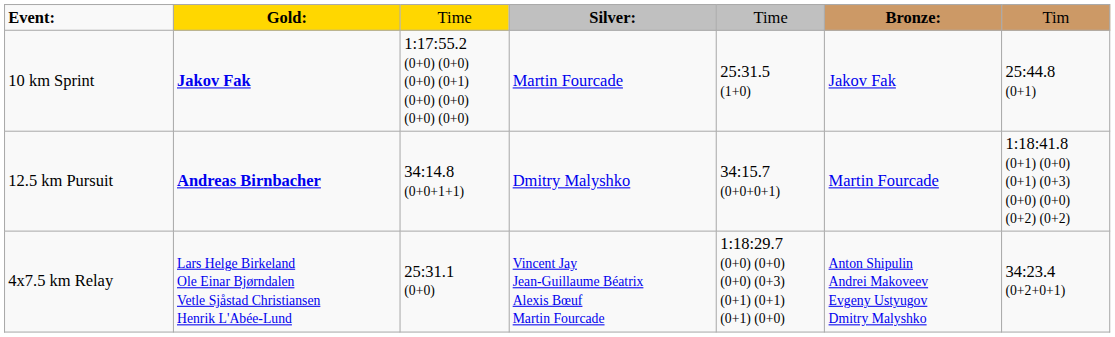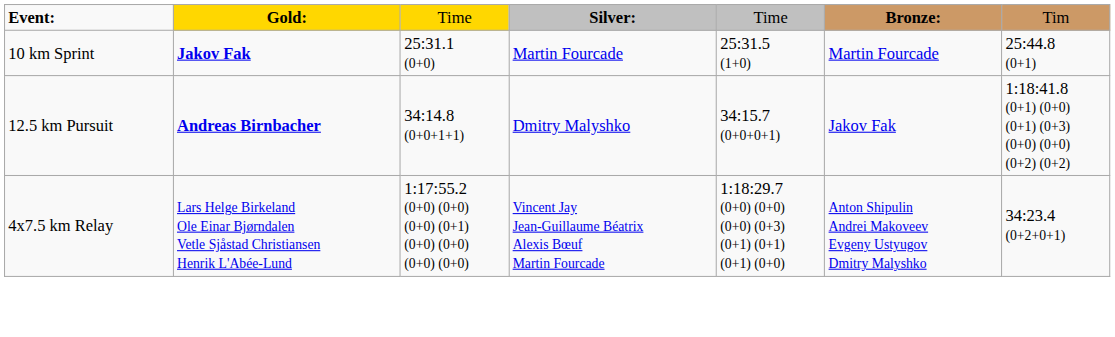(437, 80) 1:17:55.2 (0+0) (0+0) (0+0) (0+1) (0+0) (0+0) (0+0) (0+0) -> (429, 52) 25:31.1 (0+0)
(862, 80) Jakov Fak -> (884, 52) Martin Fourcade
(884, 181) Martin Fourcade -> (862, 125) Jakov Fak
(429, 281) 25:31.1 (0+0) -> (437, 225) 1:17:55.2 (0+0) (0+0) (0+0) (0+1) (0+0) (0+0) (0+0) (0+0)
